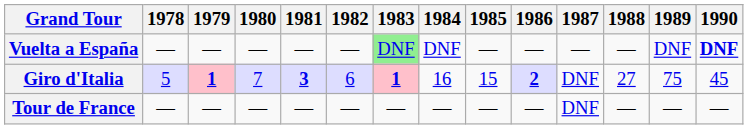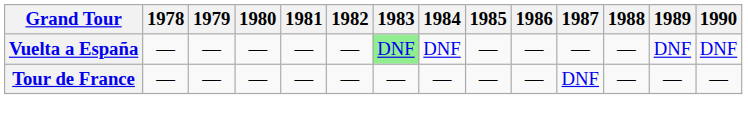(719, 49) bold -> (719, 49) normal
- row: (74, 78)
